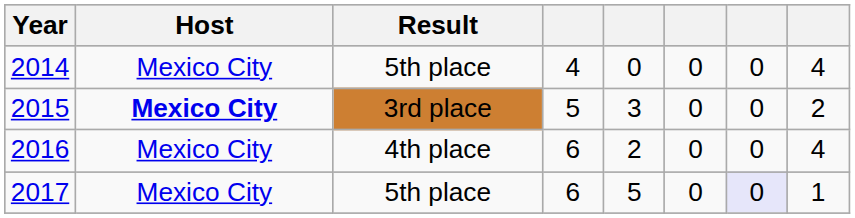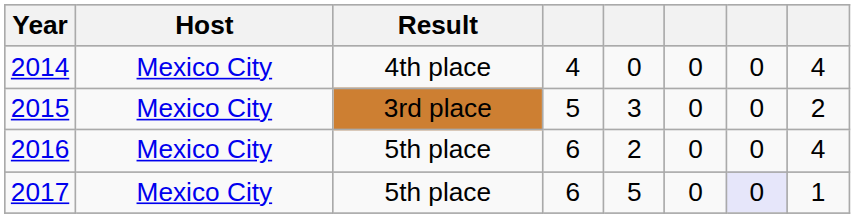(438, 66) 5th place -> (438, 66) 4th place
(204, 108) bold -> (204, 108) normal
(438, 150) 4th place -> (438, 150) 5th place
